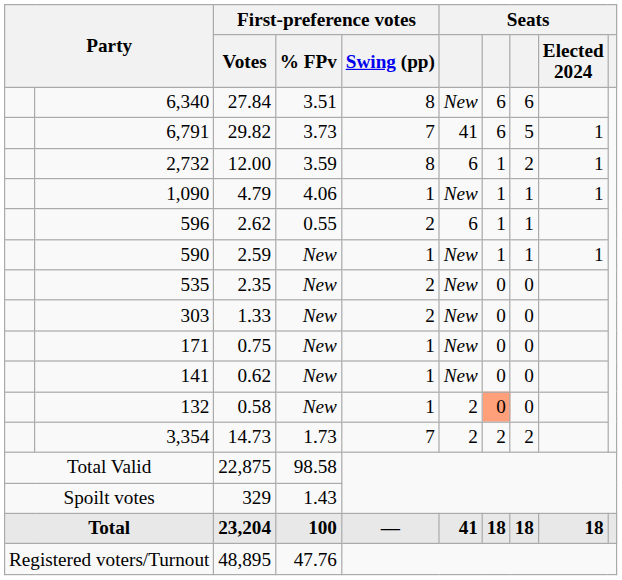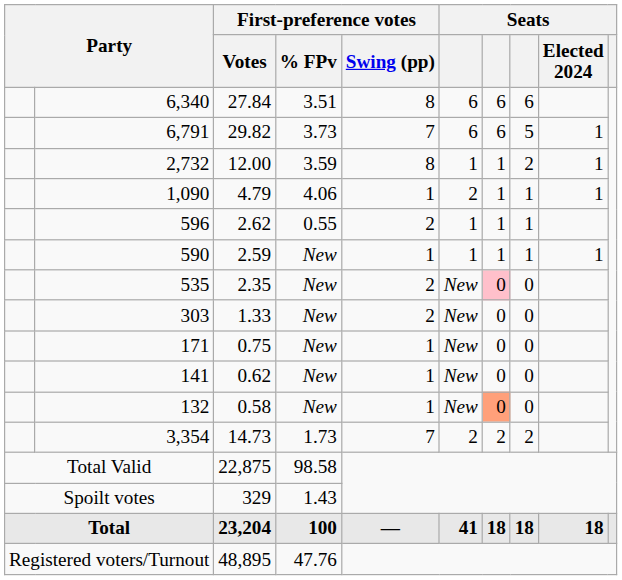(461, 102) New -> (473, 102) 6
(468, 132) 41 -> (473, 132) 6
(473, 163) 6 -> (473, 163) 1
(461, 193) New -> (473, 193) 2
(473, 224) 6 -> (473, 224) 1
(461, 254) New -> (473, 254) 1
(501, 284) no background -> (501, 284) pink background
(473, 406) 2 -> (461, 406) New
